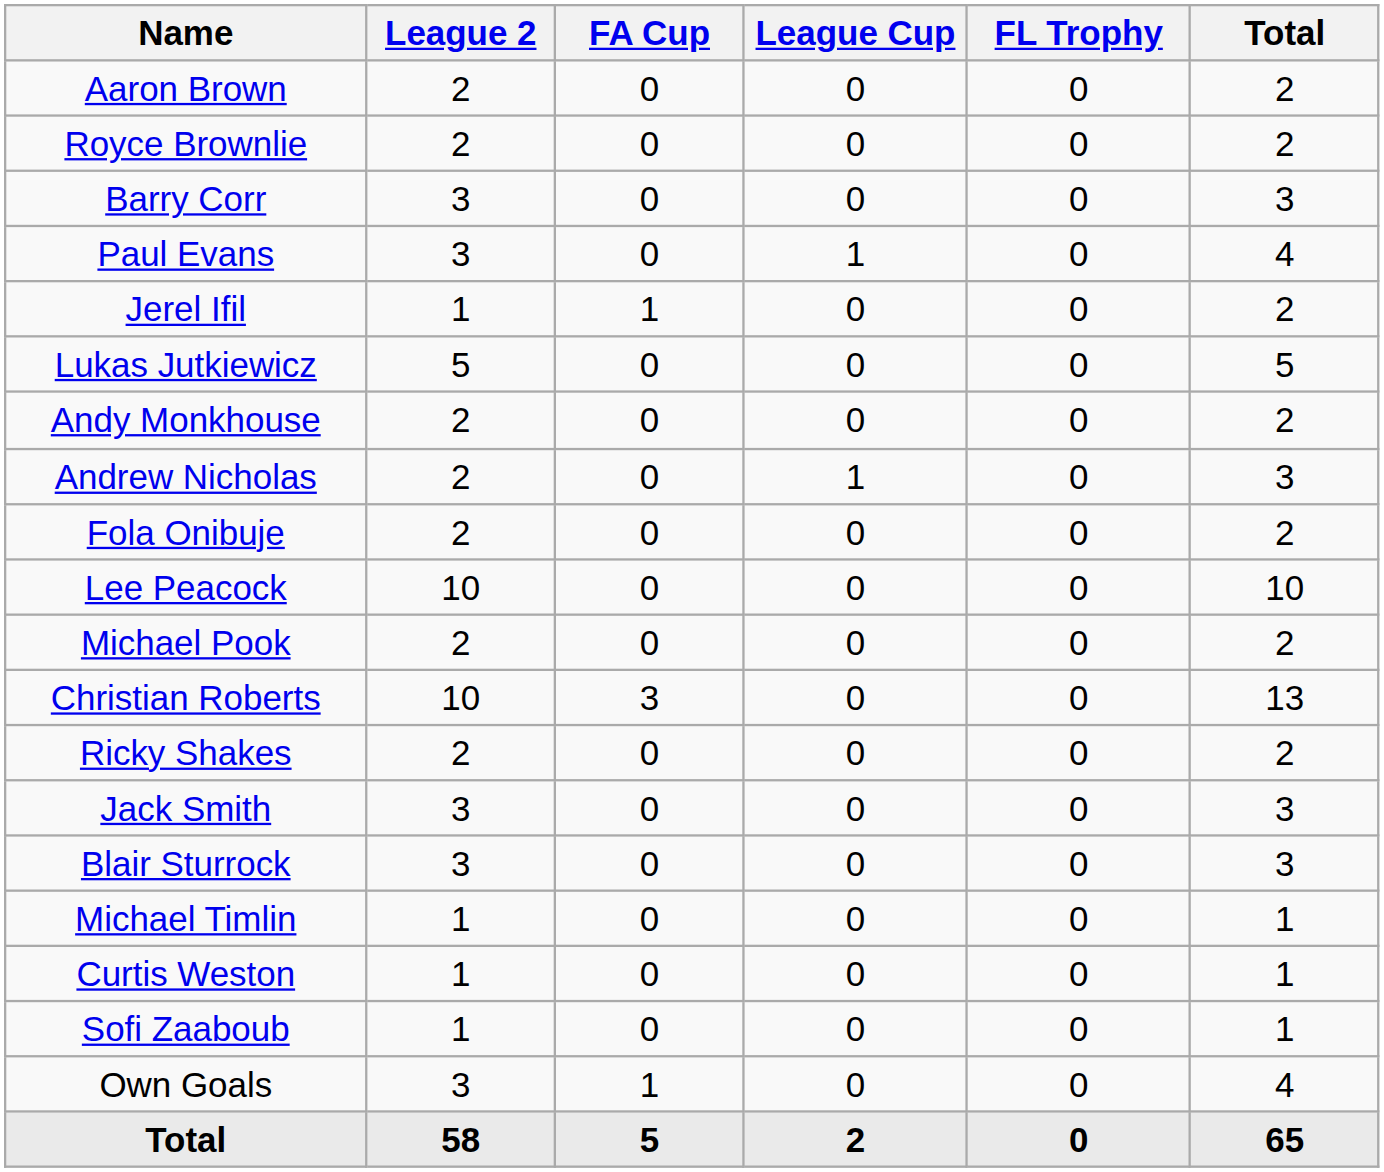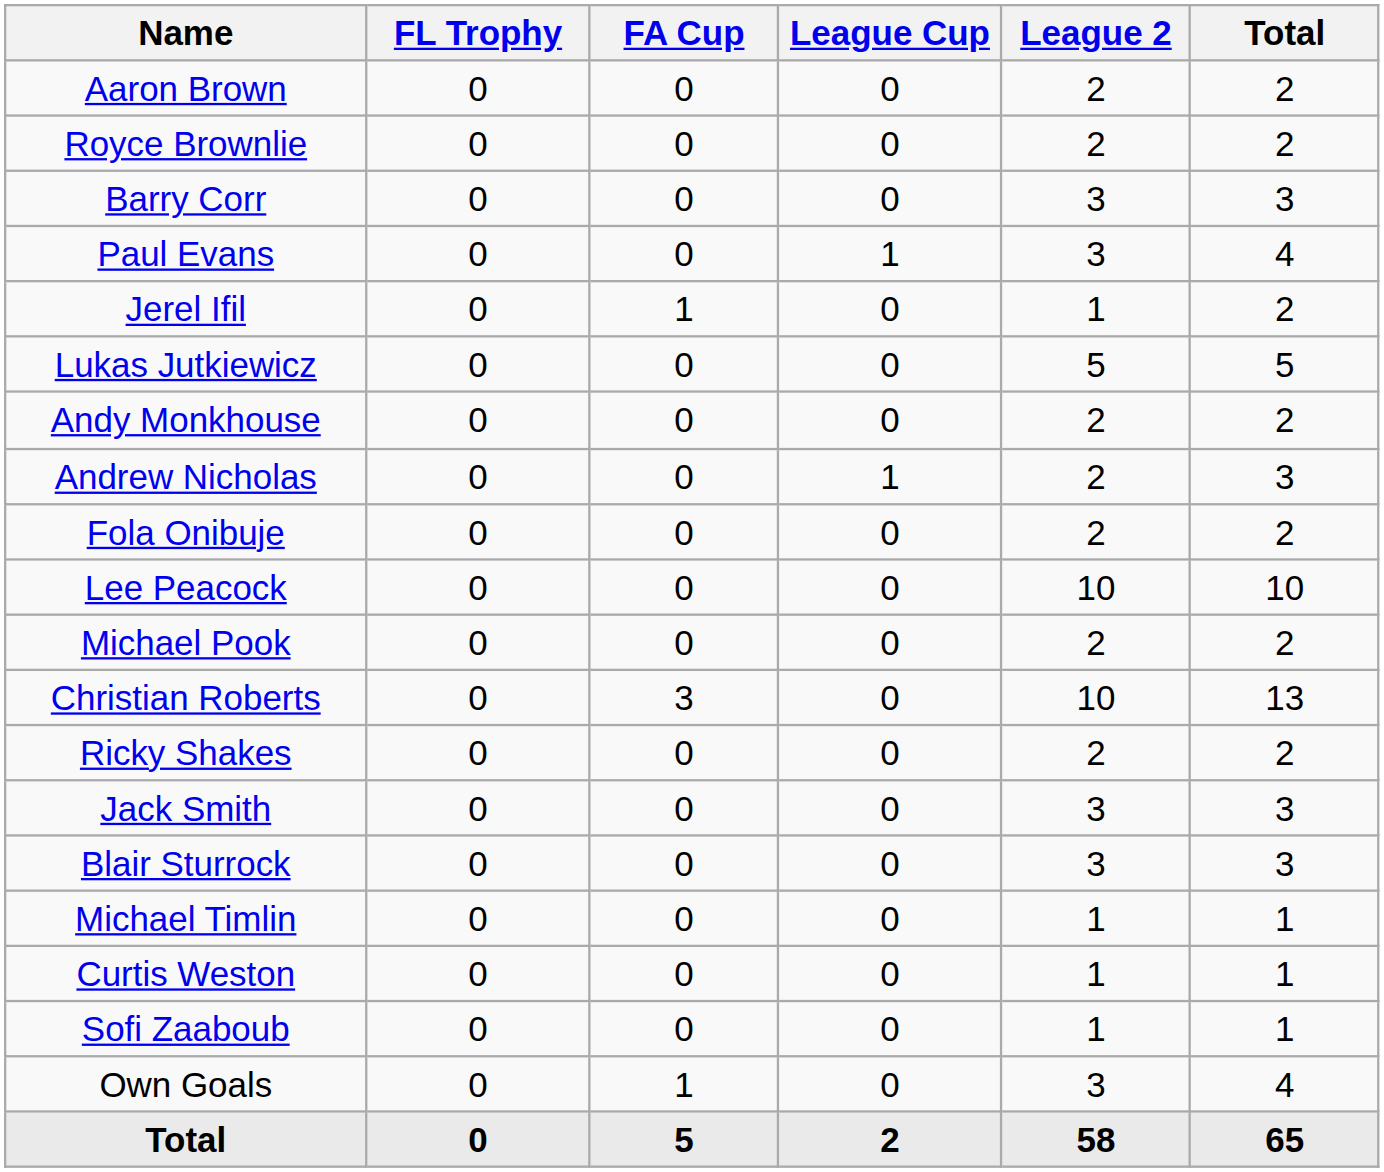columns swapped: (461, 33) <-> (1079, 33)
